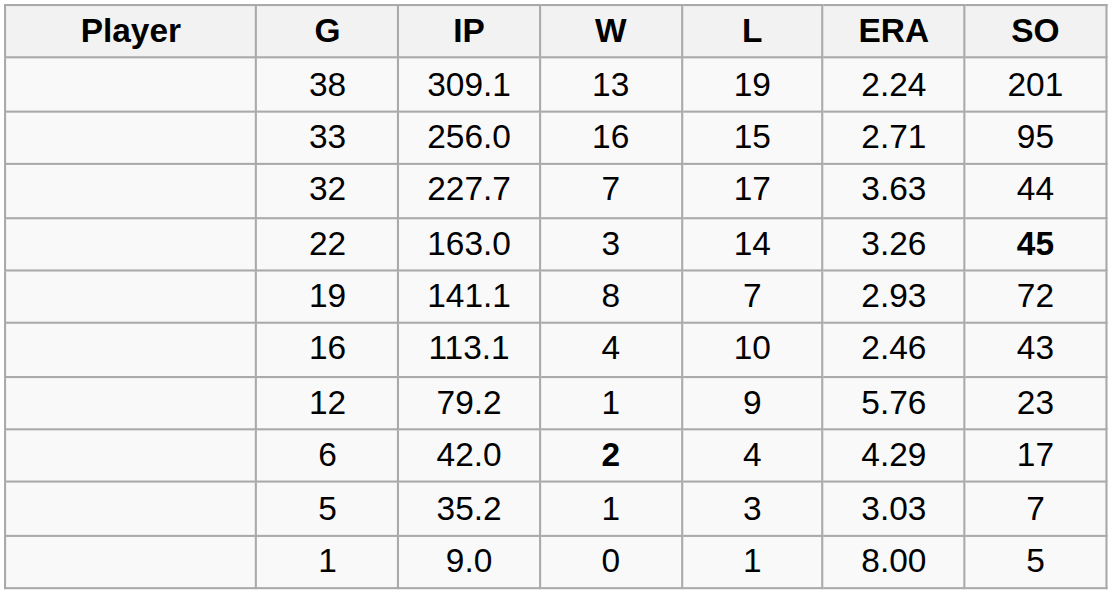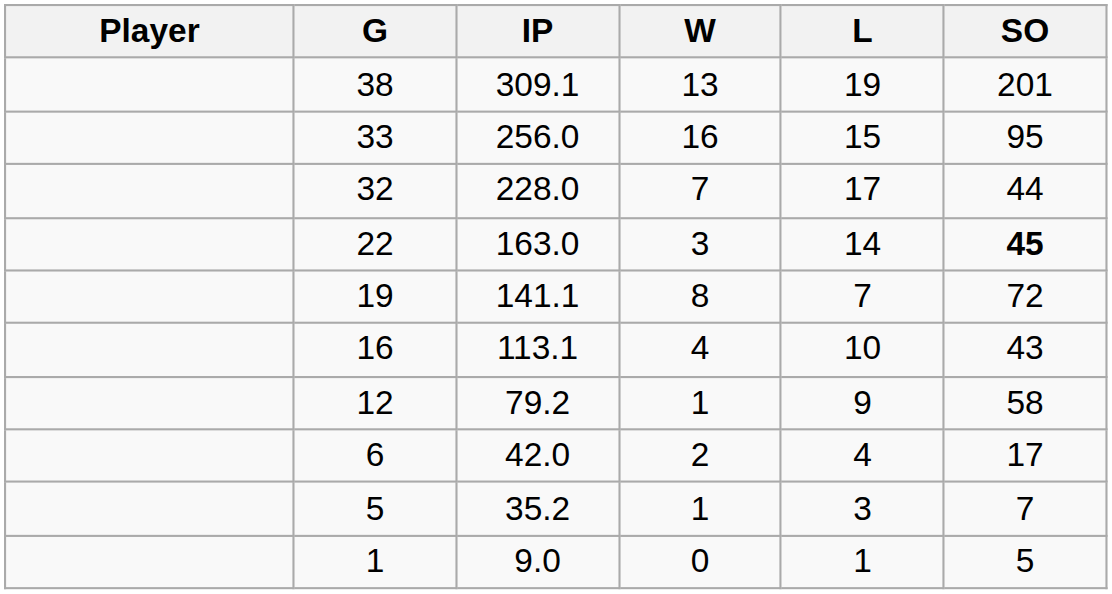- column: (894, 31)
(469, 190) 227.7 -> (538, 190) 228.0
(1035, 402) 23 -> (1025, 402) 58
(611, 455) bold -> (700, 455) normal
